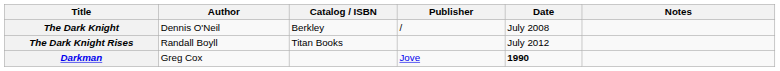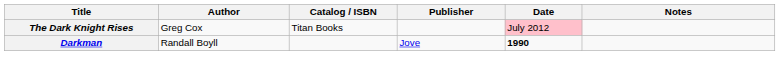- row: (81, 27)
(189, 43) Randall Boyll -> (182, 27) Greg Cox
(528, 43) no background -> (528, 27) pink background
(182, 58) Greg Cox -> (189, 43) Randall Boyll
